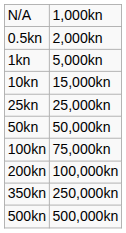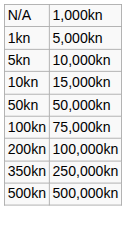- row: (25, 37)
+ row: (19, 60)
- row: (23, 104)
